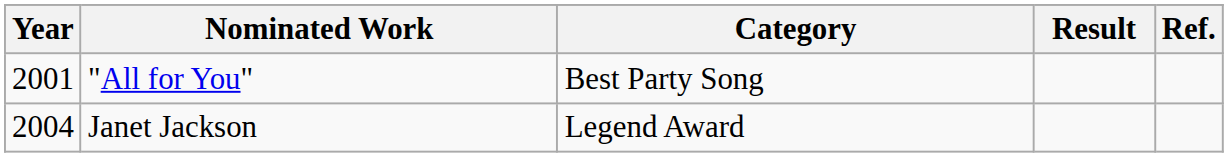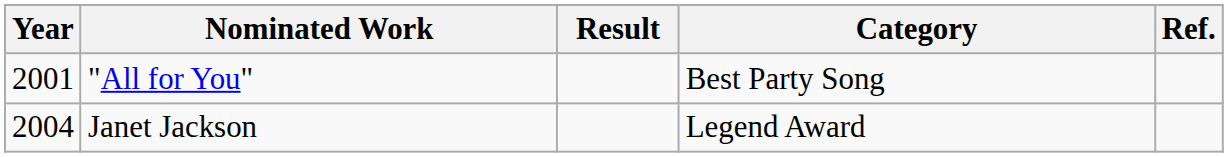columns swapped: (796, 28) <-> (1094, 28)
